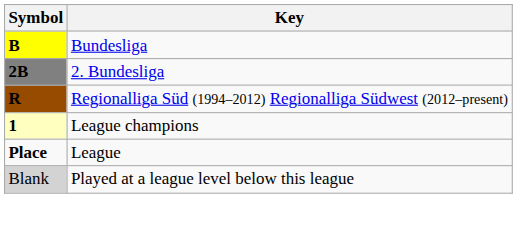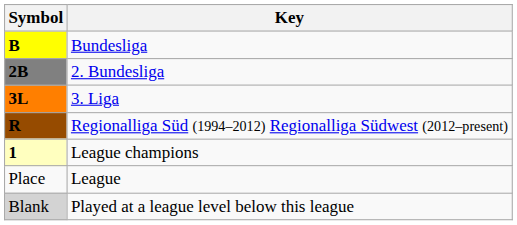+ row: (95, 98)
(28, 152) bold -> (27, 179) normal
